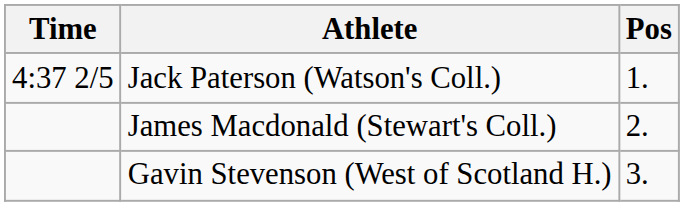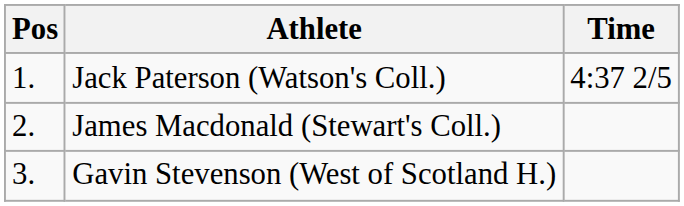columns swapped: (649, 28) <-> (63, 28)
